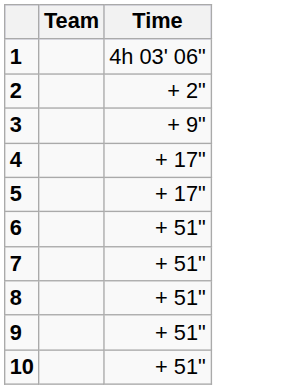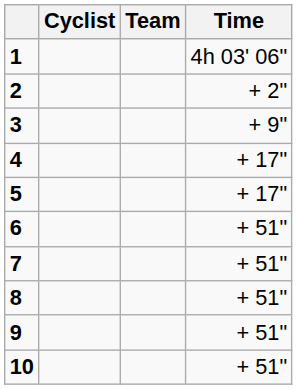+ column: (80, 21)
